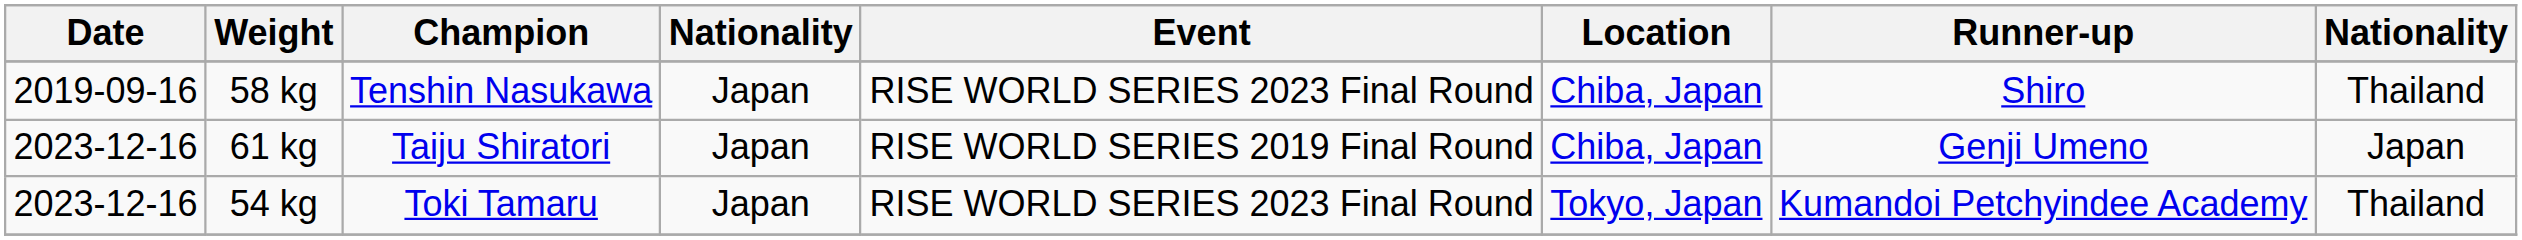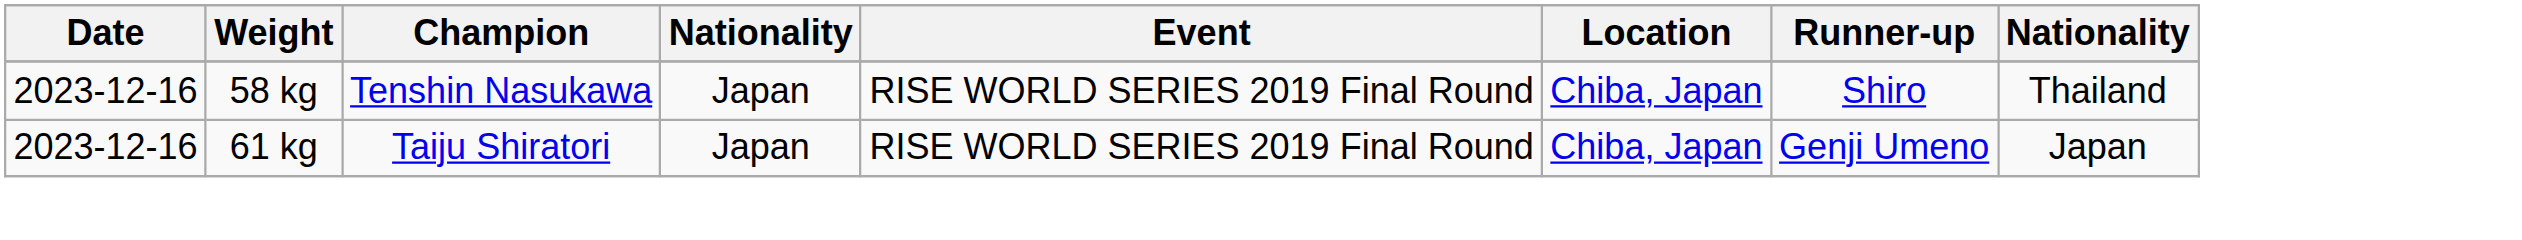(105, 90) 2019-09-16 -> (105, 90) 2023-12-16
(1202, 90) RISE WORLD SERIES 2023 Final Round -> (1202, 90) RISE WORLD SERIES 2019 Final Round
- row: (274, 204)
